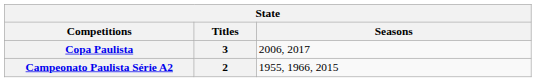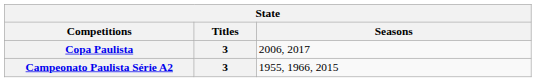(225, 67) 2 -> (225, 67) 3
